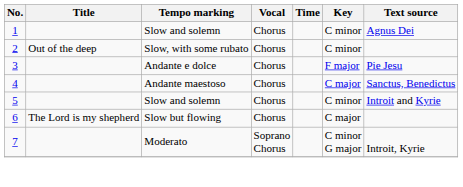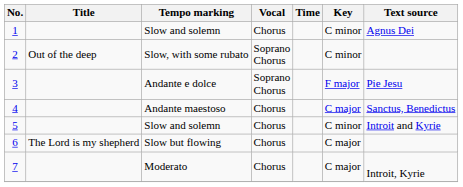(270, 48) Chorus -> (272, 54) Soprano Chorus
(270, 65) Chorus -> (272, 84) Soprano Chorus
(272, 142) Soprano Chorus -> (270, 166) Chorus
(343, 142) C minor G major -> (343, 166) C major
